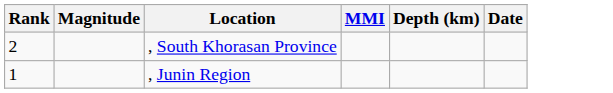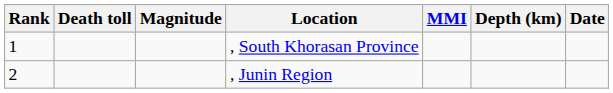+ column: (95, 18)
(13, 46) 2 -> (13, 46) 1
(13, 74) 1 -> (13, 74) 2
